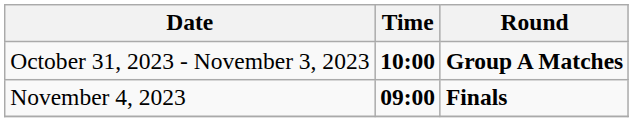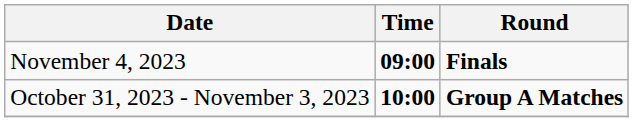rows swapped: (190, 60) <-> (98, 97)
